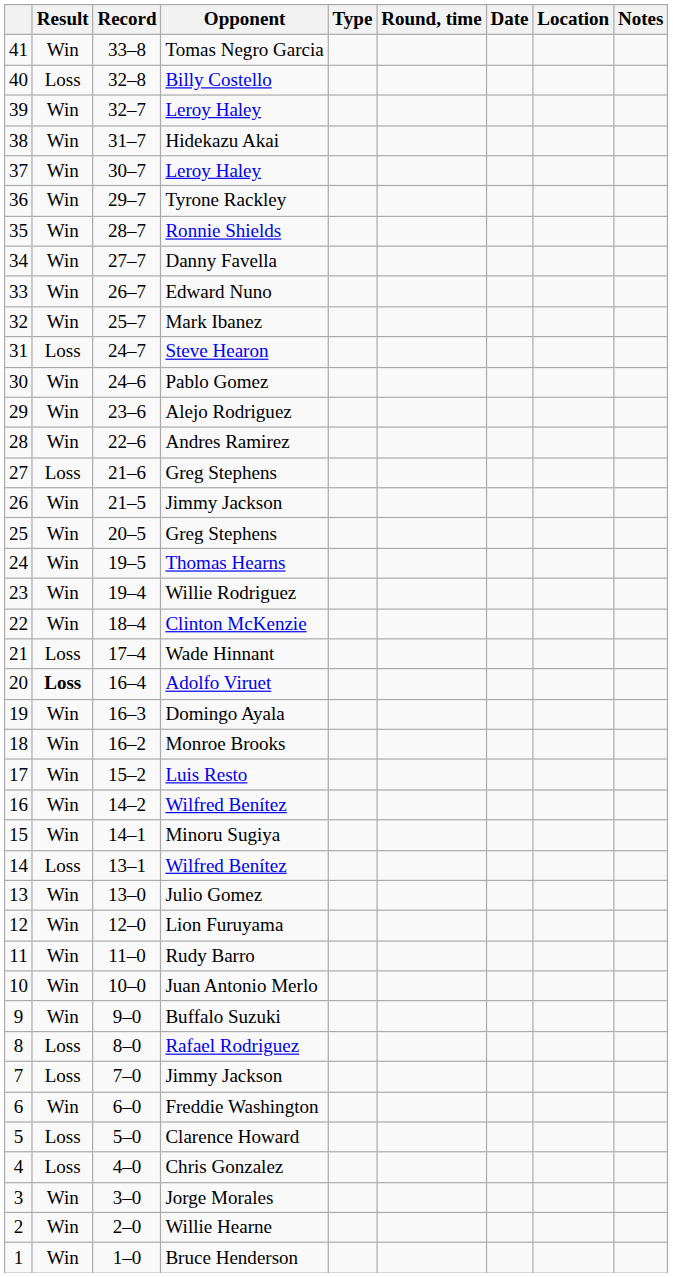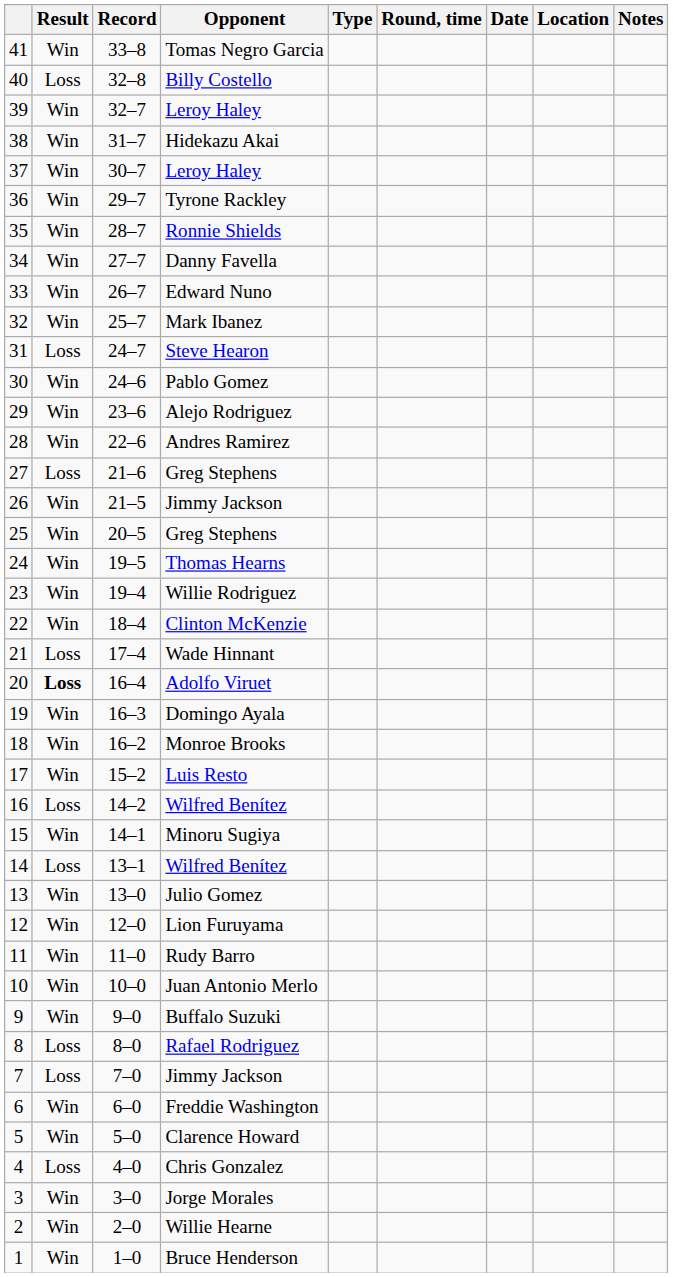(63, 804) Win -> (63, 804) Loss
(63, 1136) Loss -> (63, 1136) Win
